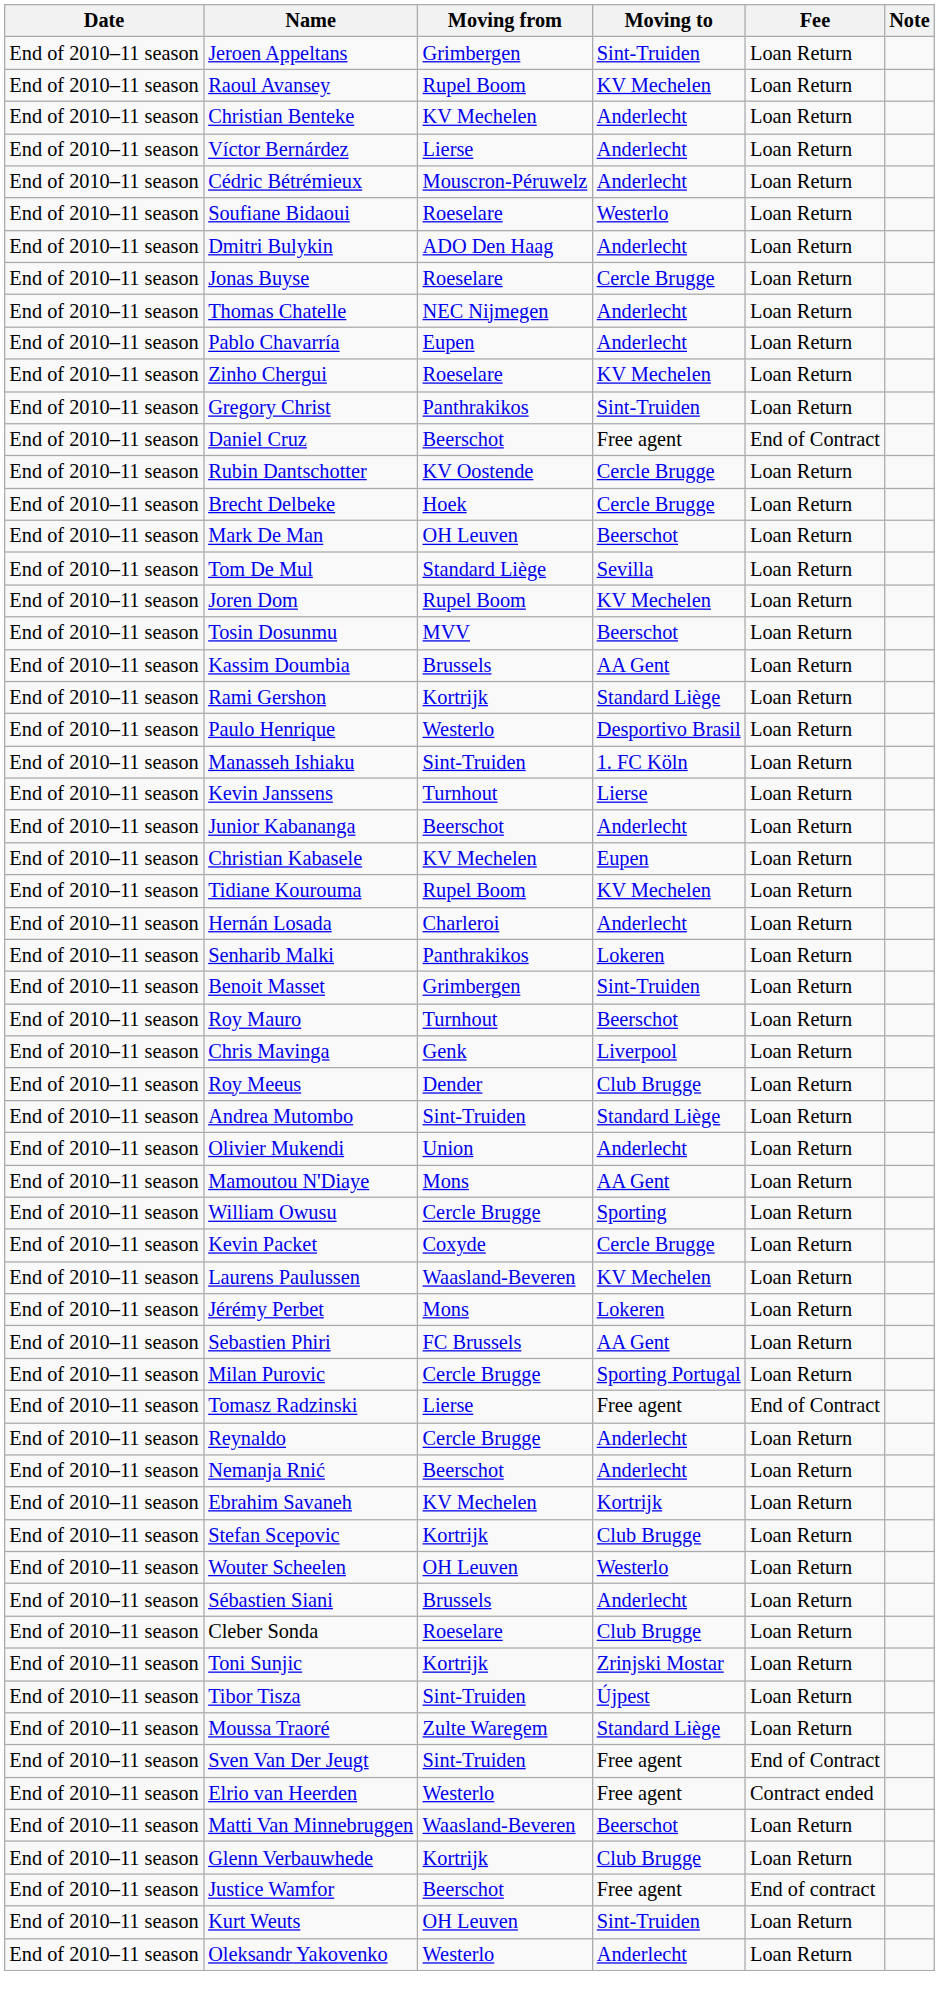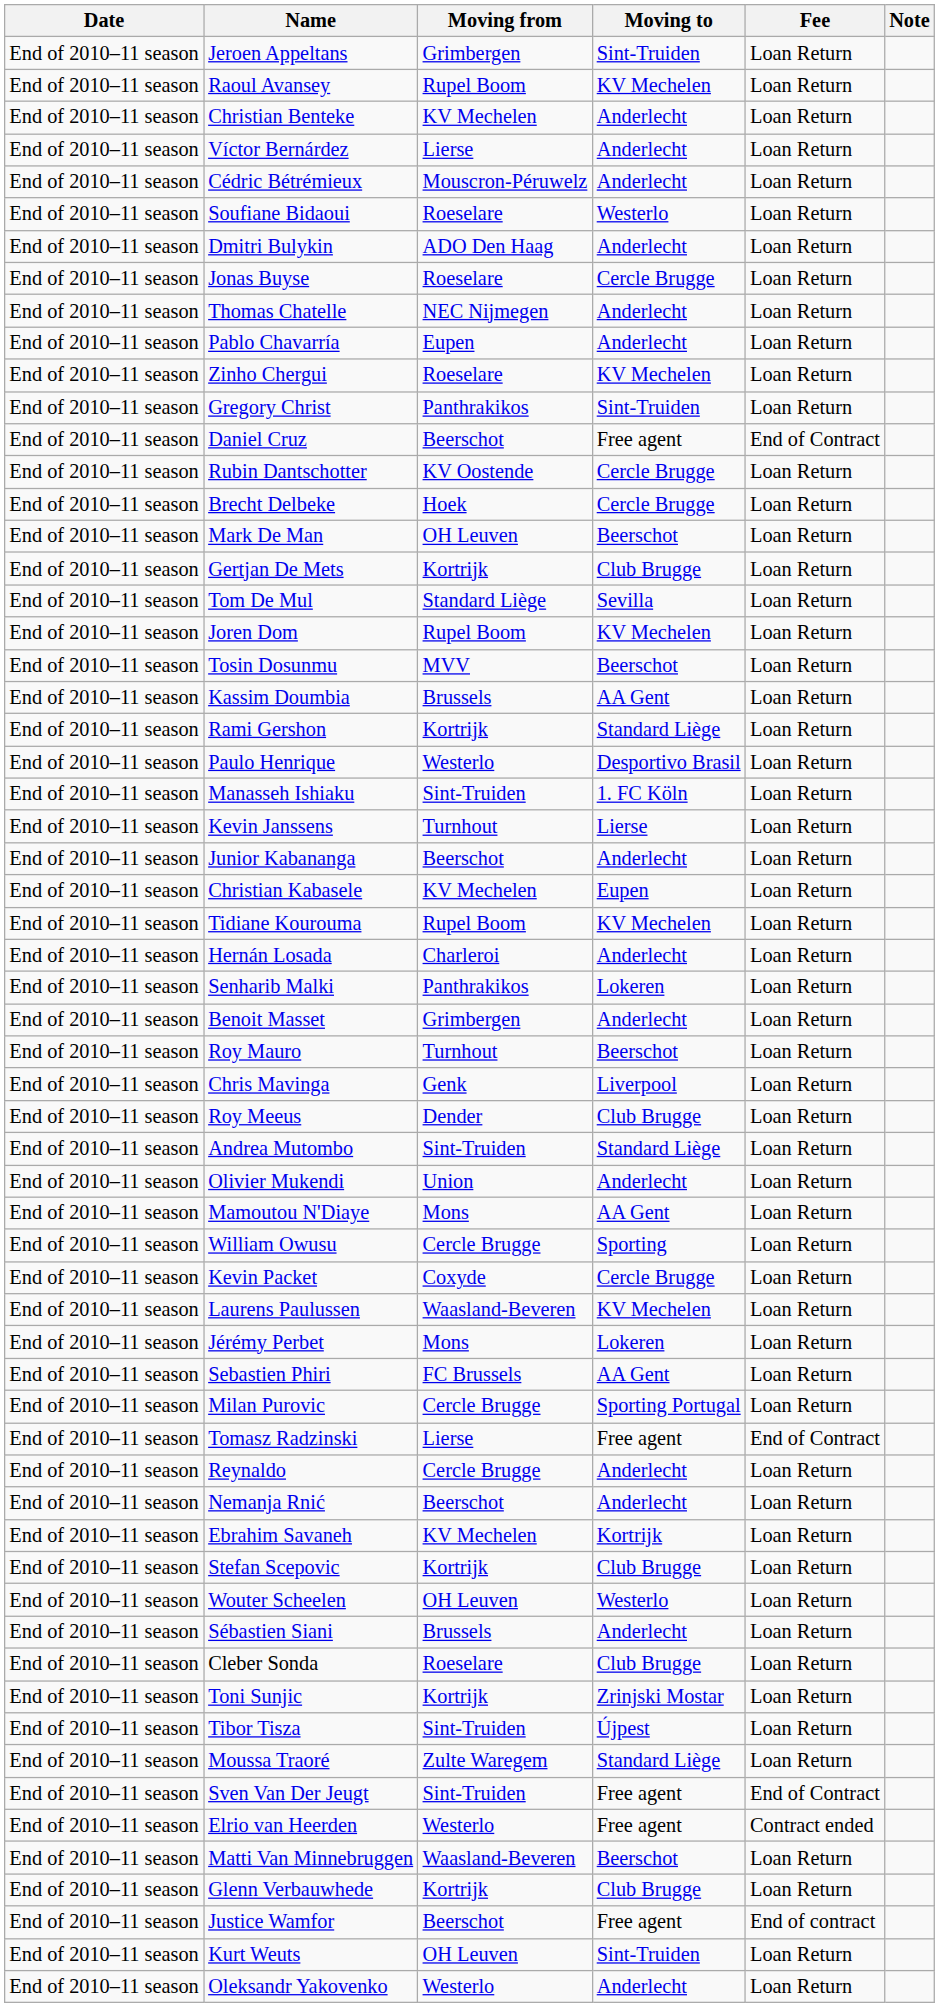+ row: (276, 568)
(648, 987) Sint-Truiden -> (642, 1019) Anderlecht
